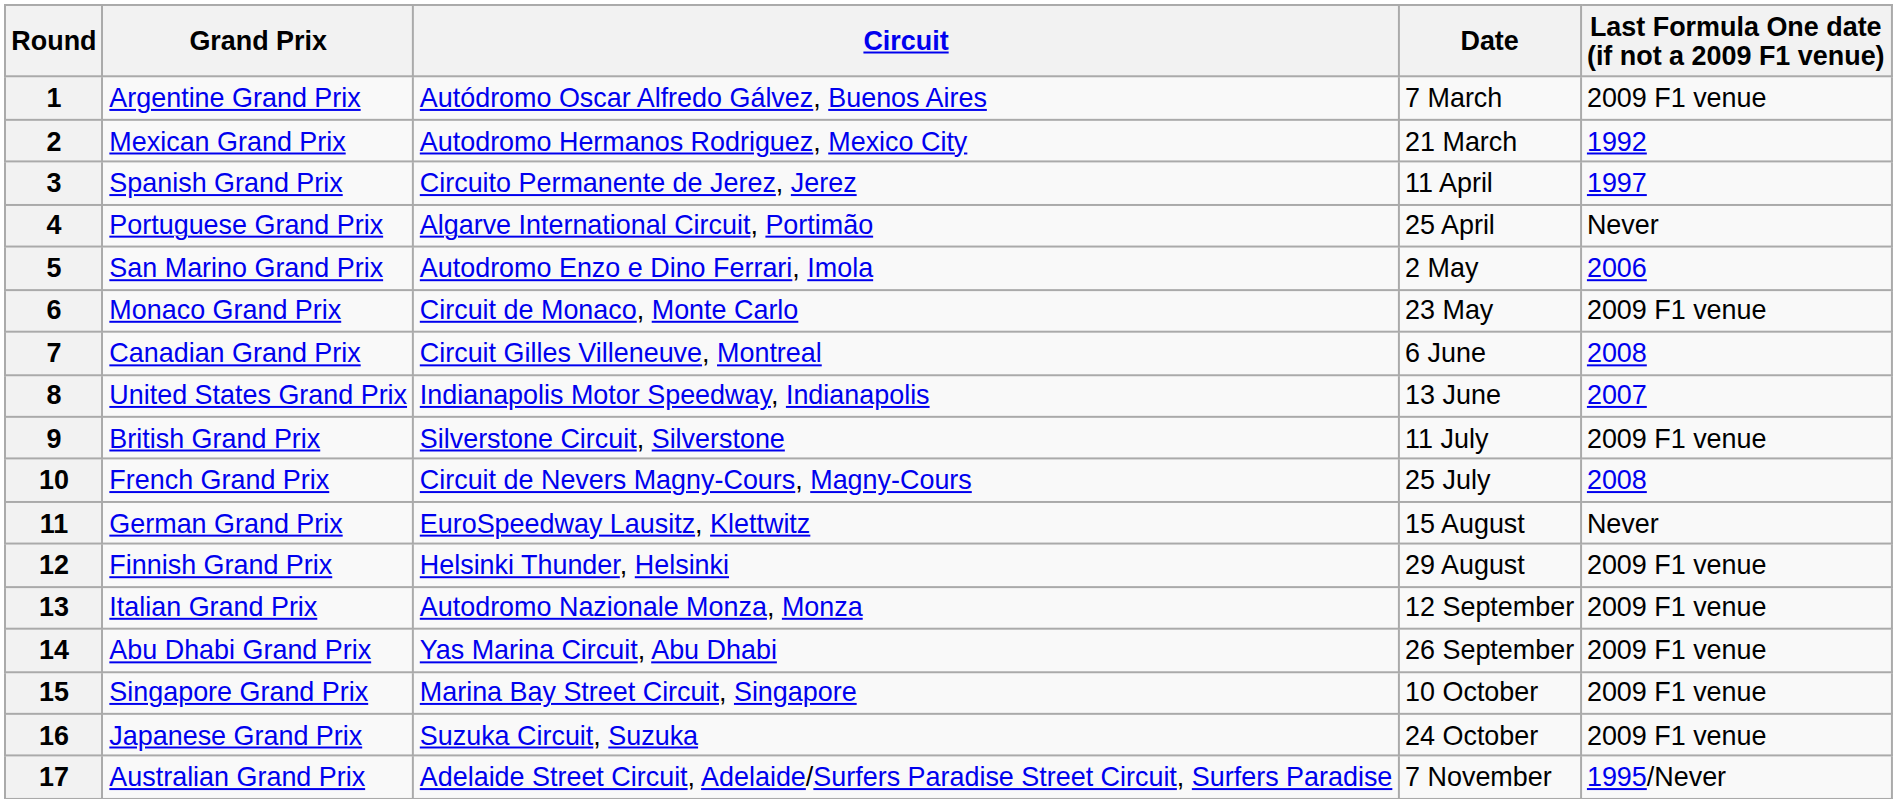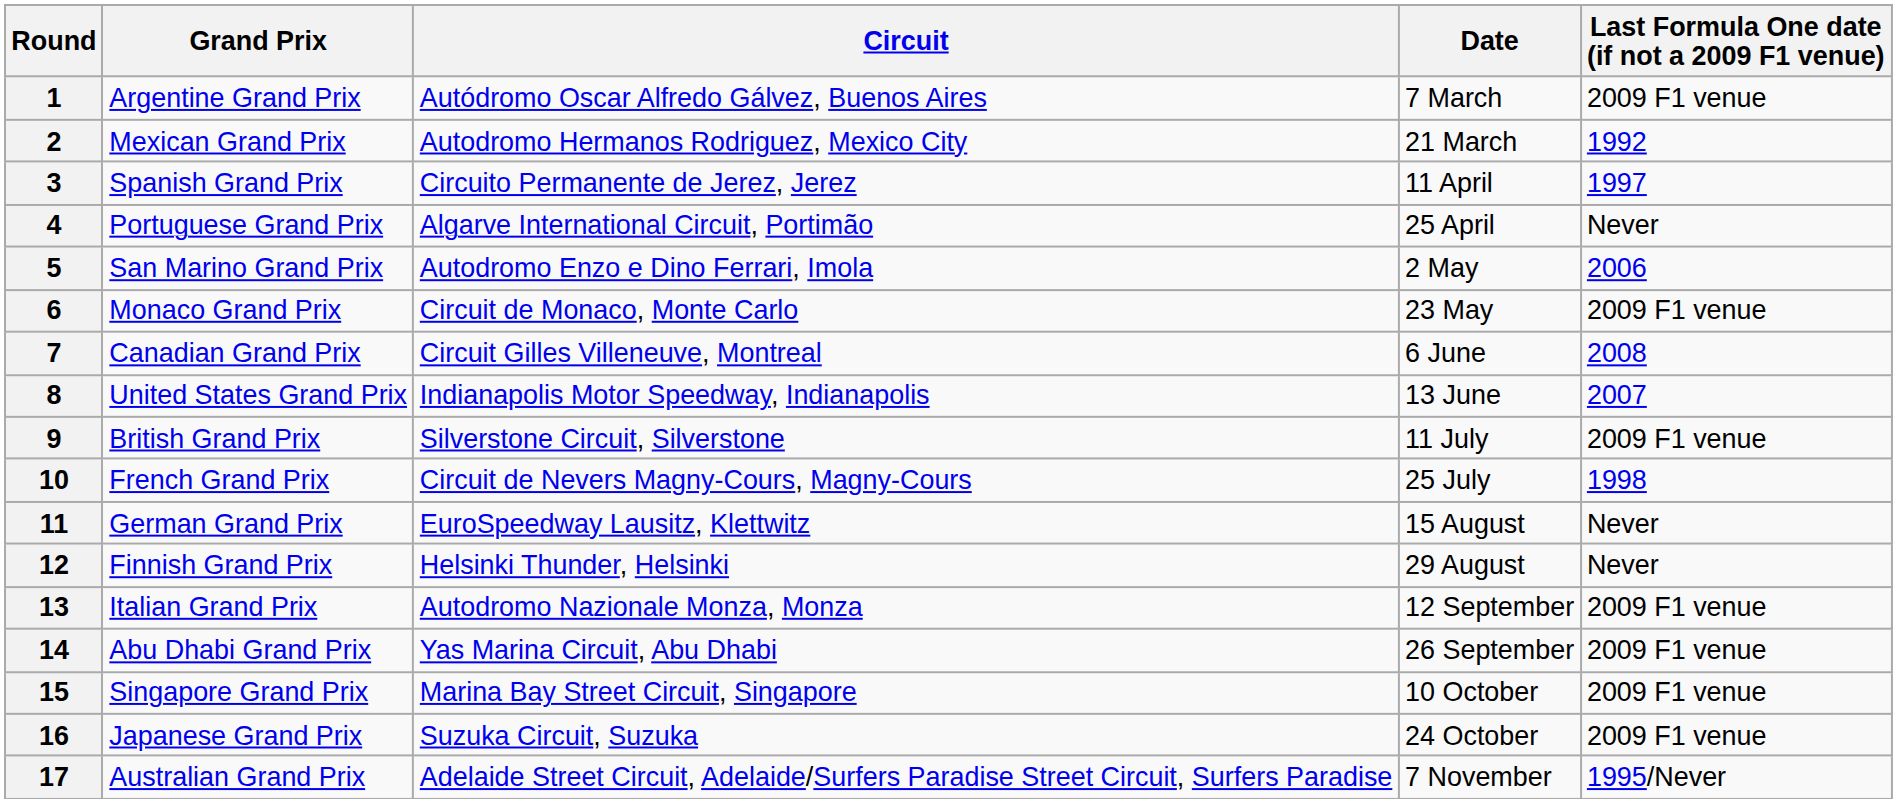(1617, 480) 2008 -> (1617, 480) 1998
(1677, 565) 2009 F1 venue -> (1623, 565) Never
